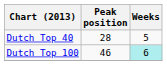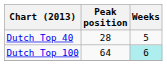(105, 53) 46 -> (105, 53) 64
